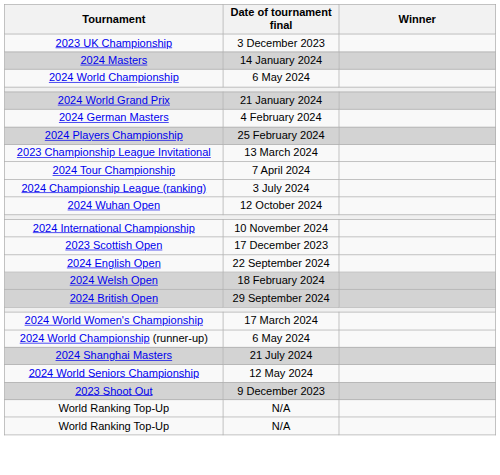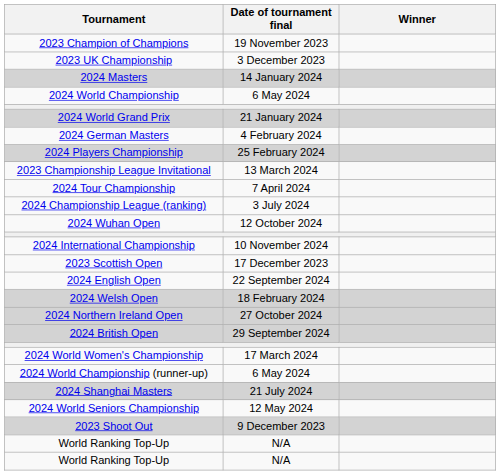+ row: (114, 43)
+ row: (114, 315)
